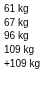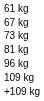+ row: (16, 36)
+ row: (16, 50)
